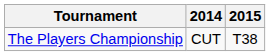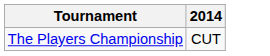- column: (245, 16)
